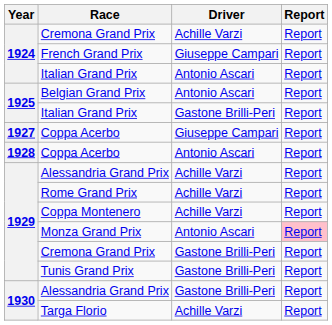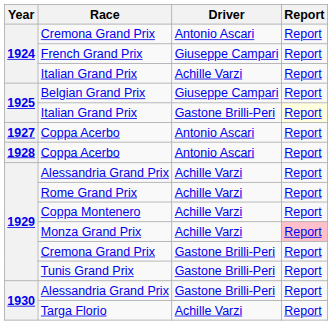(208, 34) Achille Varzi -> (214, 34) Antonio Ascari
(214, 74) Antonio Ascari -> (208, 74) Achille Varzi
(214, 93) Antonio Ascari -> (227, 93) Giuseppe Campari
(303, 113) no background -> (303, 113) lightyellow background
(227, 133) Giuseppe Campari -> (214, 133) Antonio Ascari
(214, 232) Antonio Ascari -> (208, 232) Achille Varzi
